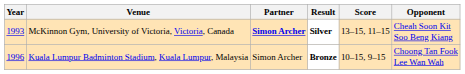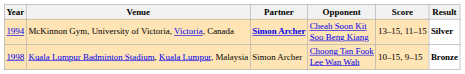columns swapped: (426, 12) <-> (323, 12)
(15, 32) 1993 -> (15, 32) 1994
(15, 57) 1996 -> (15, 57) 1998
